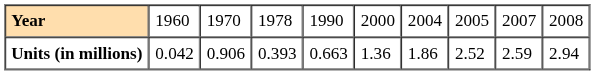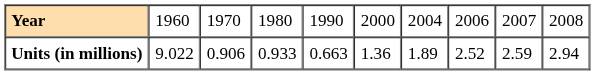(275, 21) 1978 -> (275, 21) 1980
(472, 21) 2005 -> (472, 21) 2006
(175, 53) 0.042 -> (175, 53) 9.022
(277, 53) 0.393 -> (277, 53) 0.933
(423, 53) 1.86 -> (423, 53) 1.89
